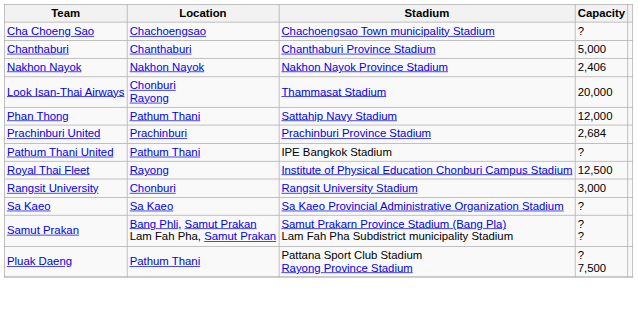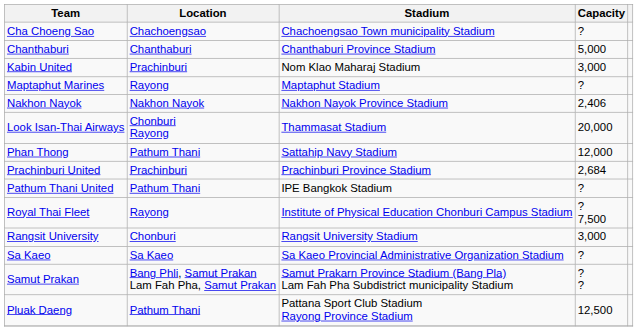+ row: (39, 67)
+ row: (56, 85)
(595, 170) 12,500 -> (592, 212) ? 7,500
(592, 261) ? 7,500 -> (595, 310) 12,500
